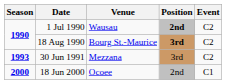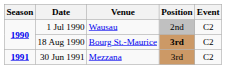(177, 27) bold -> (177, 27) normal
(20, 57) 1993 -> (20, 57) 1991
- row: (62, 72)
